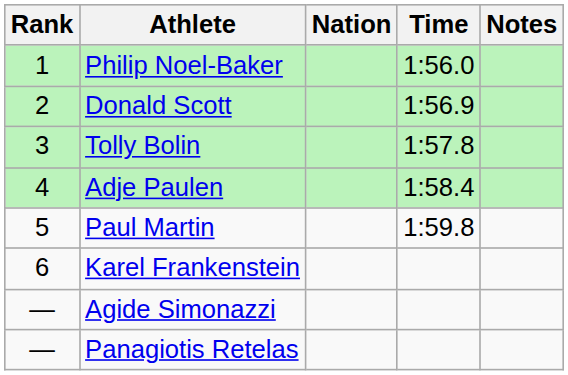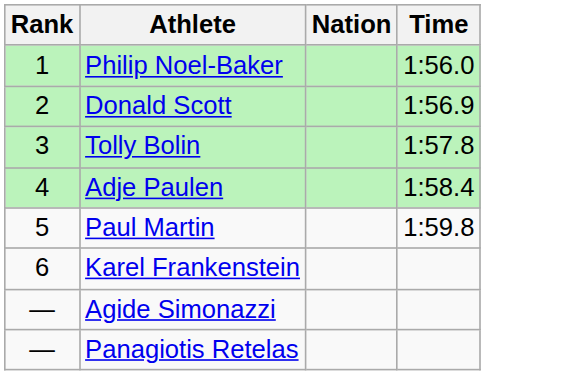- column: (522, 24)
